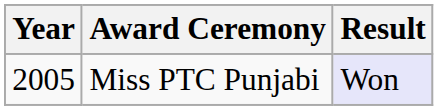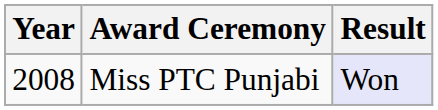(44, 79) 2005 -> (44, 79) 2008
